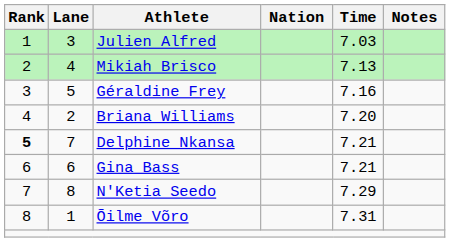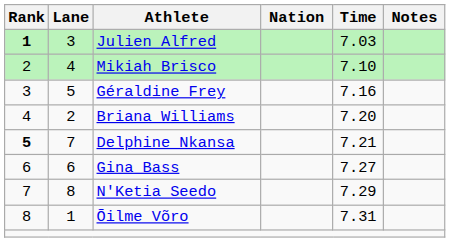(27, 42) normal -> (27, 42) bold
(358, 67) 7.13 -> (358, 67) 7.10
(358, 167) 7.21 -> (358, 167) 7.27
